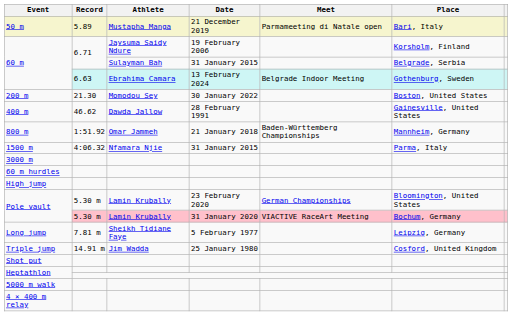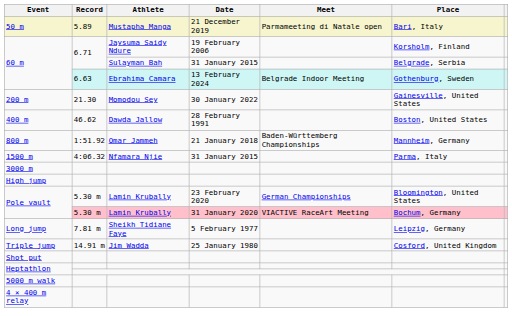(441, 96) Boston, United States -> (436, 100) Gainesville, United States
(436, 112) Gainesville, United States -> (441, 120) Boston, United States
- row: (33, 172)
